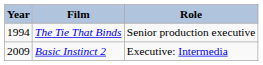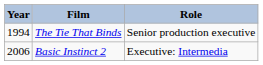(18, 51) 2009 -> (18, 51) 2006
